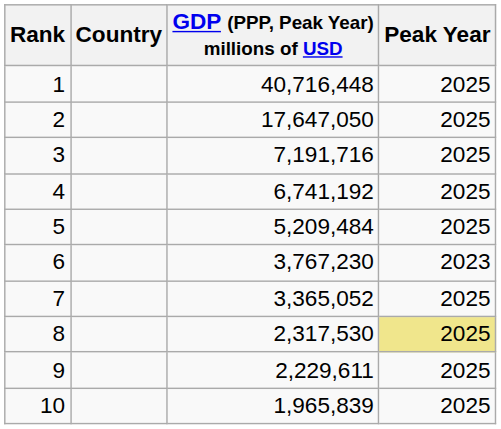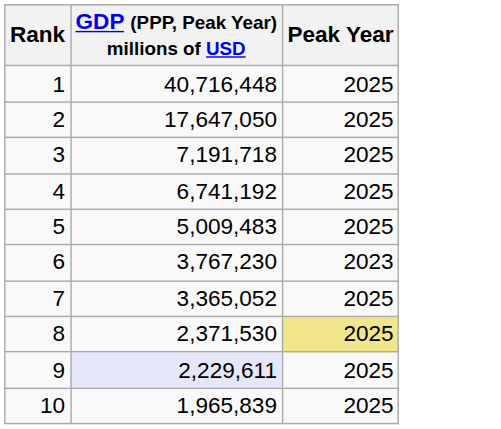- column: (119, 35)
(324, 155) 7,191,716 -> (227, 155) 7,191,718
(324, 226) 5,209,484 -> (227, 226) 5,009,483
(324, 334) 2,317,530 -> (227, 334) 2,371,530
(325, 369) no background -> (228, 369) lavender background
